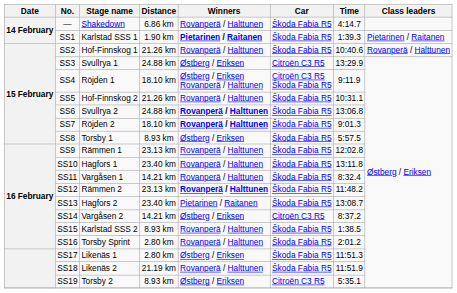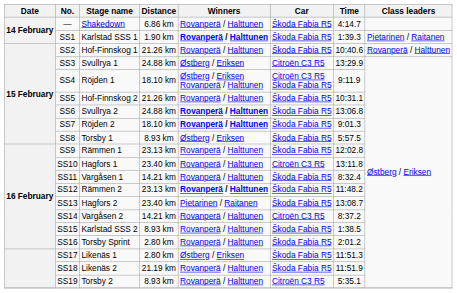(221, 37) Pietarinen / Raitanen -> (224, 37) Rovanperä / Halttunen
(302, 163) Škoda Fabia R5 -> (298, 163) Citroën C3 R5
(212, 216) Østberg / Eriksen -> (222, 216) Rovanperä / Halttunen
(212, 281) Østberg / Eriksen -> (222, 281) Rovanperä / Halttunen
